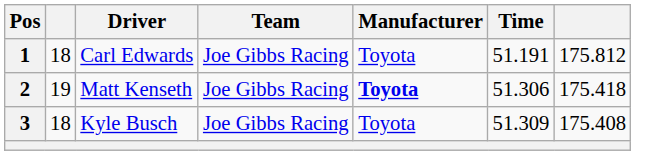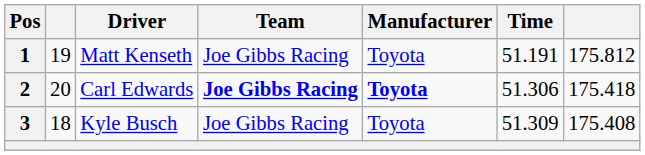(60, 55) 18 -> (60, 55) 19
(137, 55) Carl Edwards -> (136, 55) Matt Kenseth
(60, 89) 19 -> (60, 89) 20
(136, 89) Matt Kenseth -> (137, 89) Carl Edwards
(276, 89) normal -> (280, 89) bold
